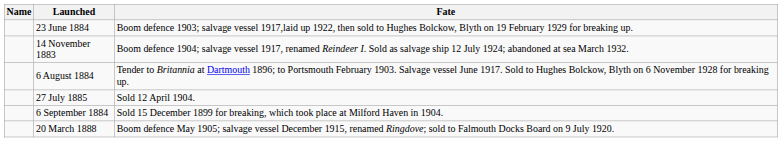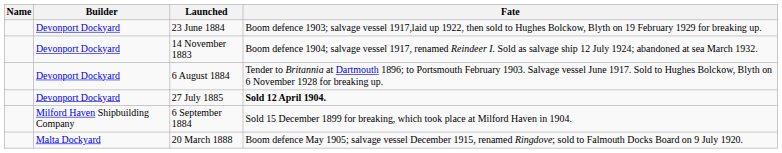+ column: (102, 12)
(156, 97) normal -> (286, 97) bold
